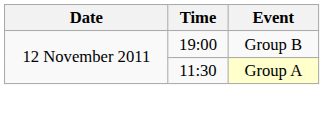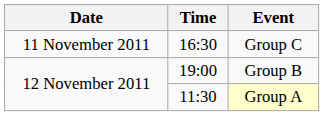+ row: (273, 44)
